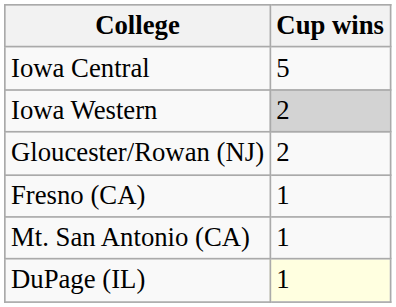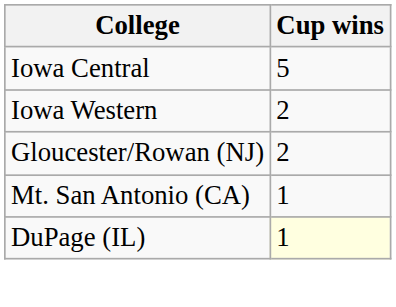(283, 110) lightgrey background -> (283, 110) no background
- row: (78, 195)
